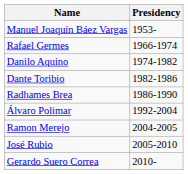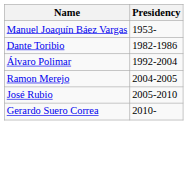- row: (38, 45)
- row: (37, 62)
- row: (40, 95)
